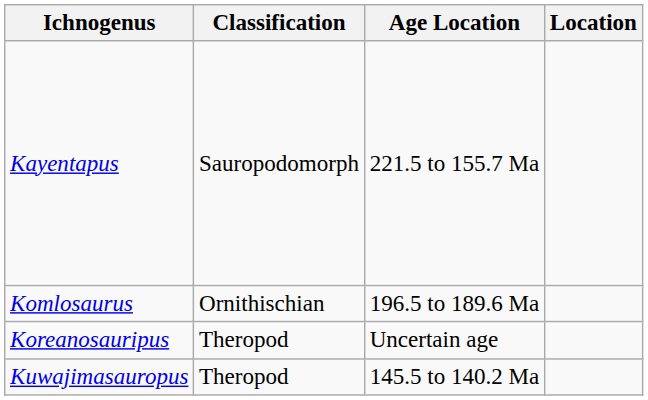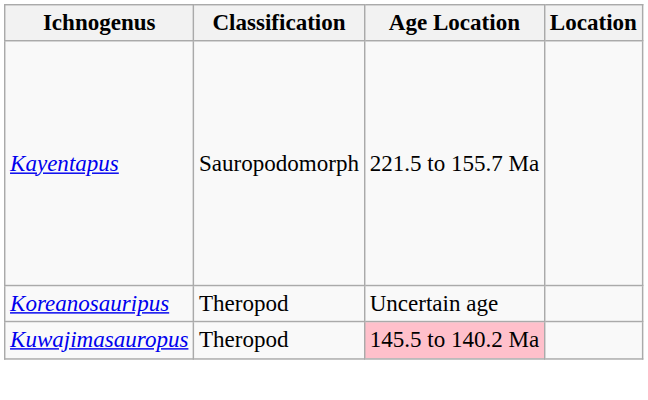- row: (71, 303)
(454, 376) no background -> (454, 339) pink background
